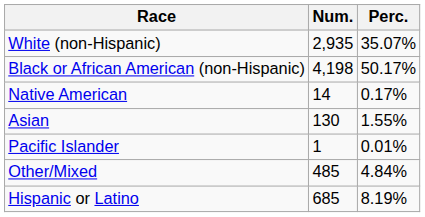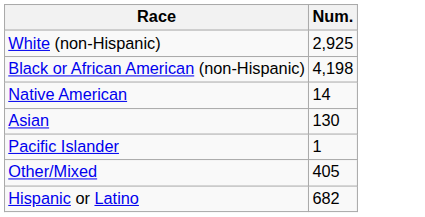- column: (388, 17)
(333, 43) 2,935 -> (333, 43) 2,925
(326, 172) 485 -> (326, 172) 405
(326, 198) 685 -> (326, 198) 682
